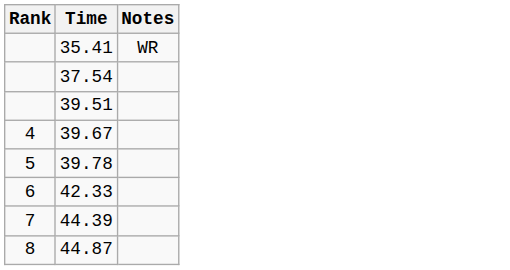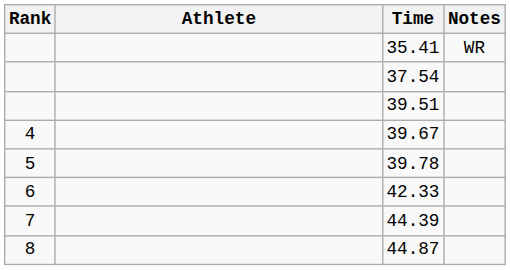+ column: (219, 19)
